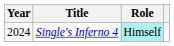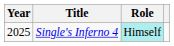(19, 32) 2024 -> (19, 32) 2025
